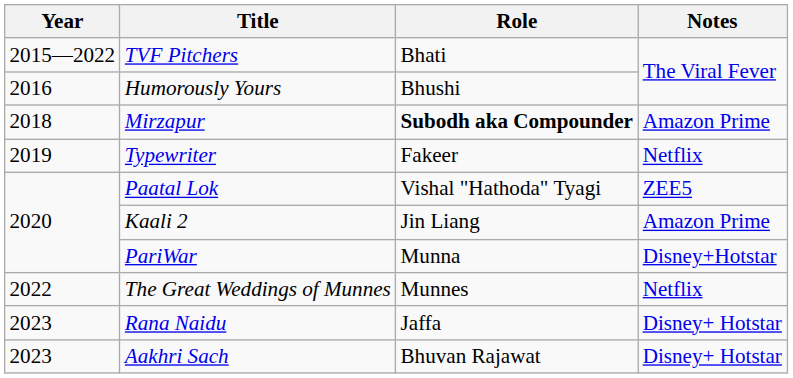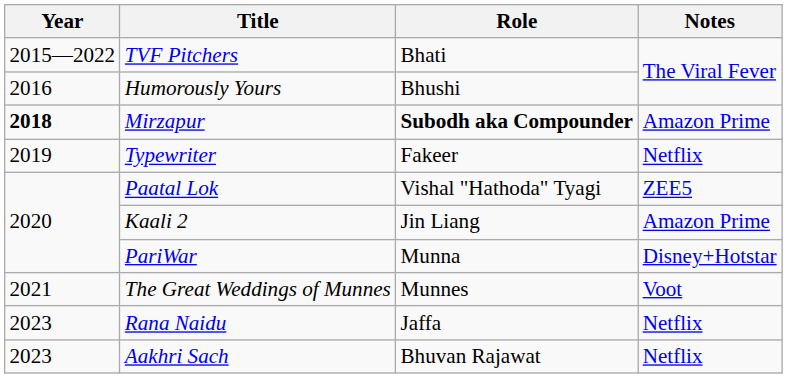(31, 121) normal -> (31, 121) bold
(31, 289) 2022 -> (31, 289) 2021
(673, 289) Netflix -> (662, 289) Voot
(712, 322) Disney+ Hotstar -> (673, 322) Netflix
(712, 356) Disney+ Hotstar -> (673, 356) Netflix
